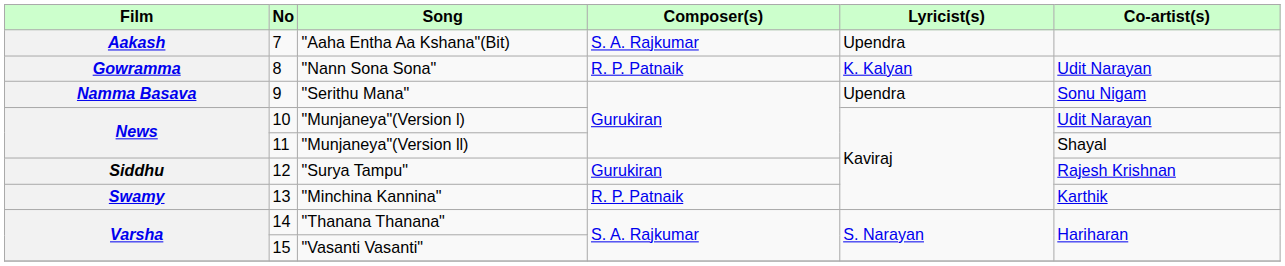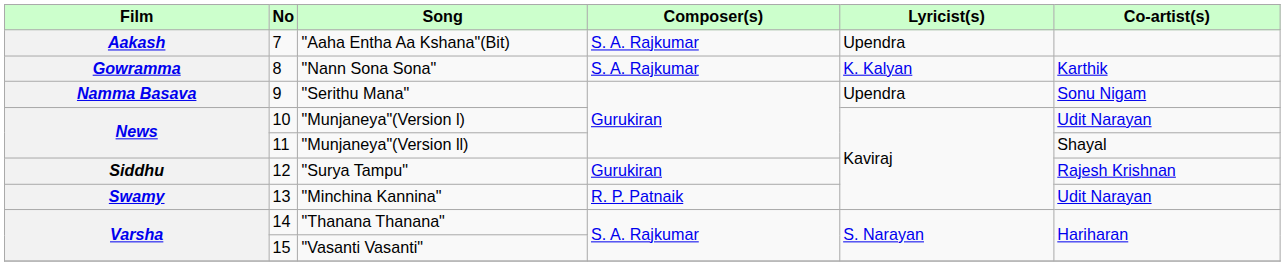(637, 68) R. P. Patnaik -> (645, 68) S. A. Rajkumar
(1104, 68) Udit Narayan -> (1082, 68) Karthik
(1082, 196) Karthik -> (1104, 196) Udit Narayan
